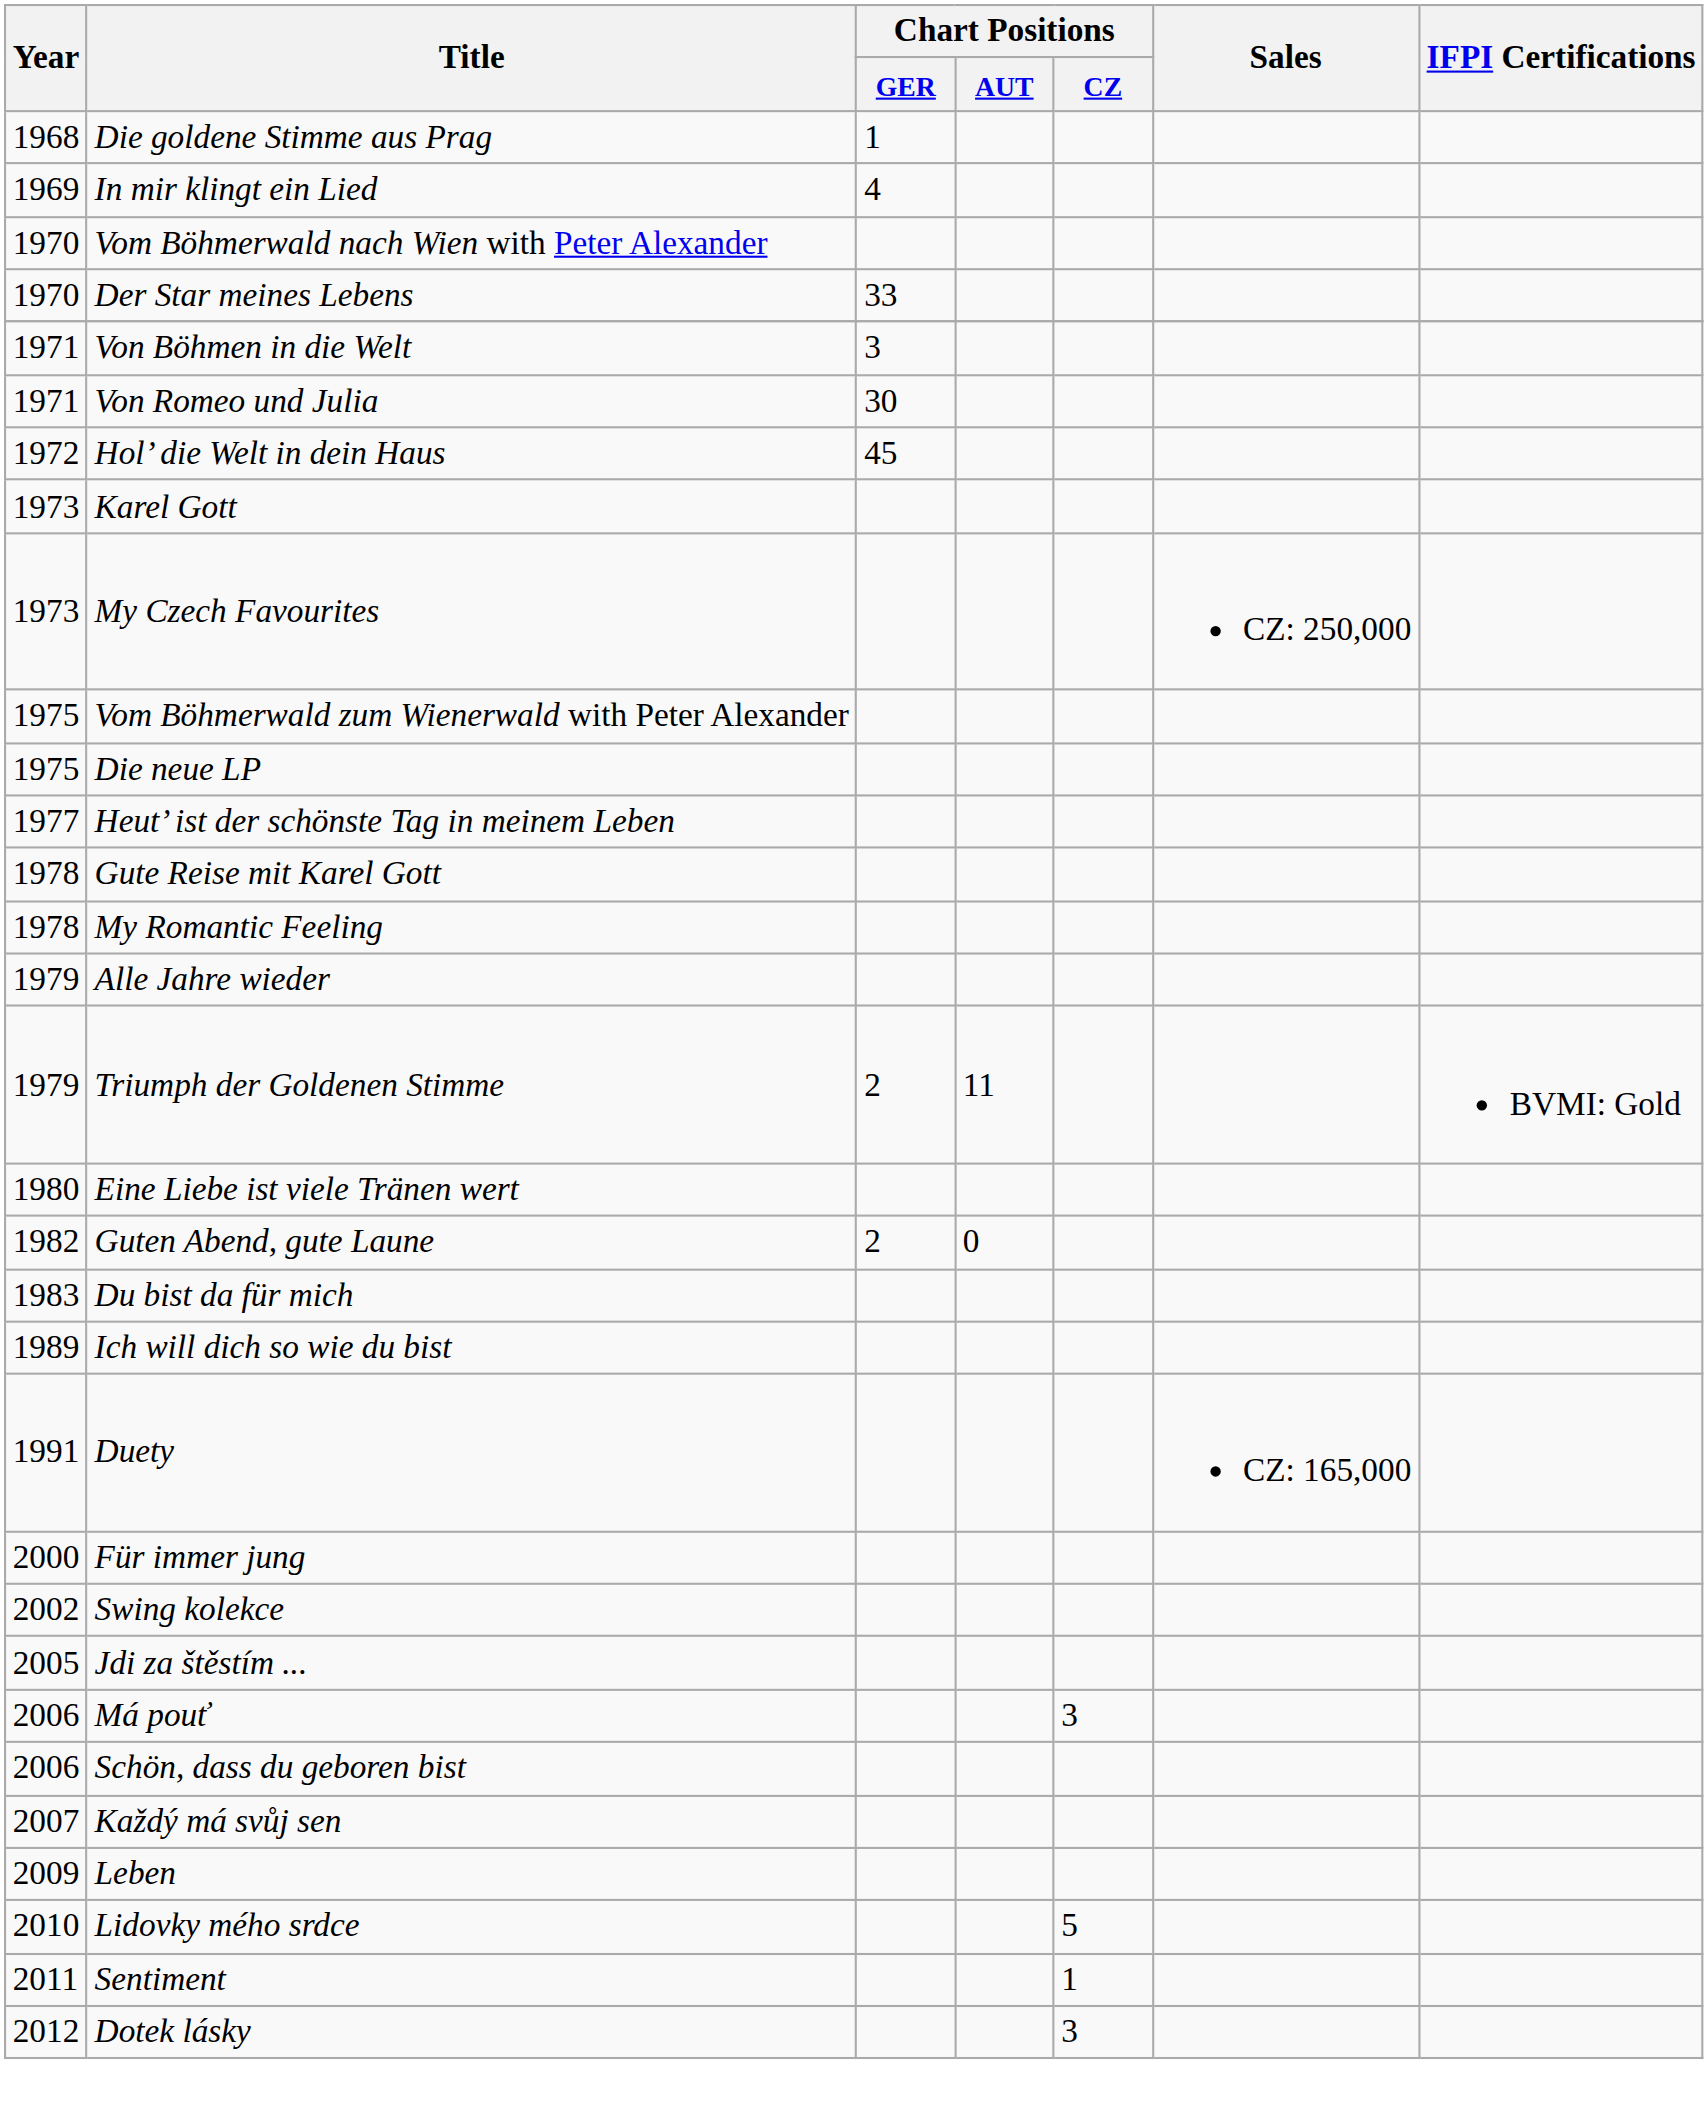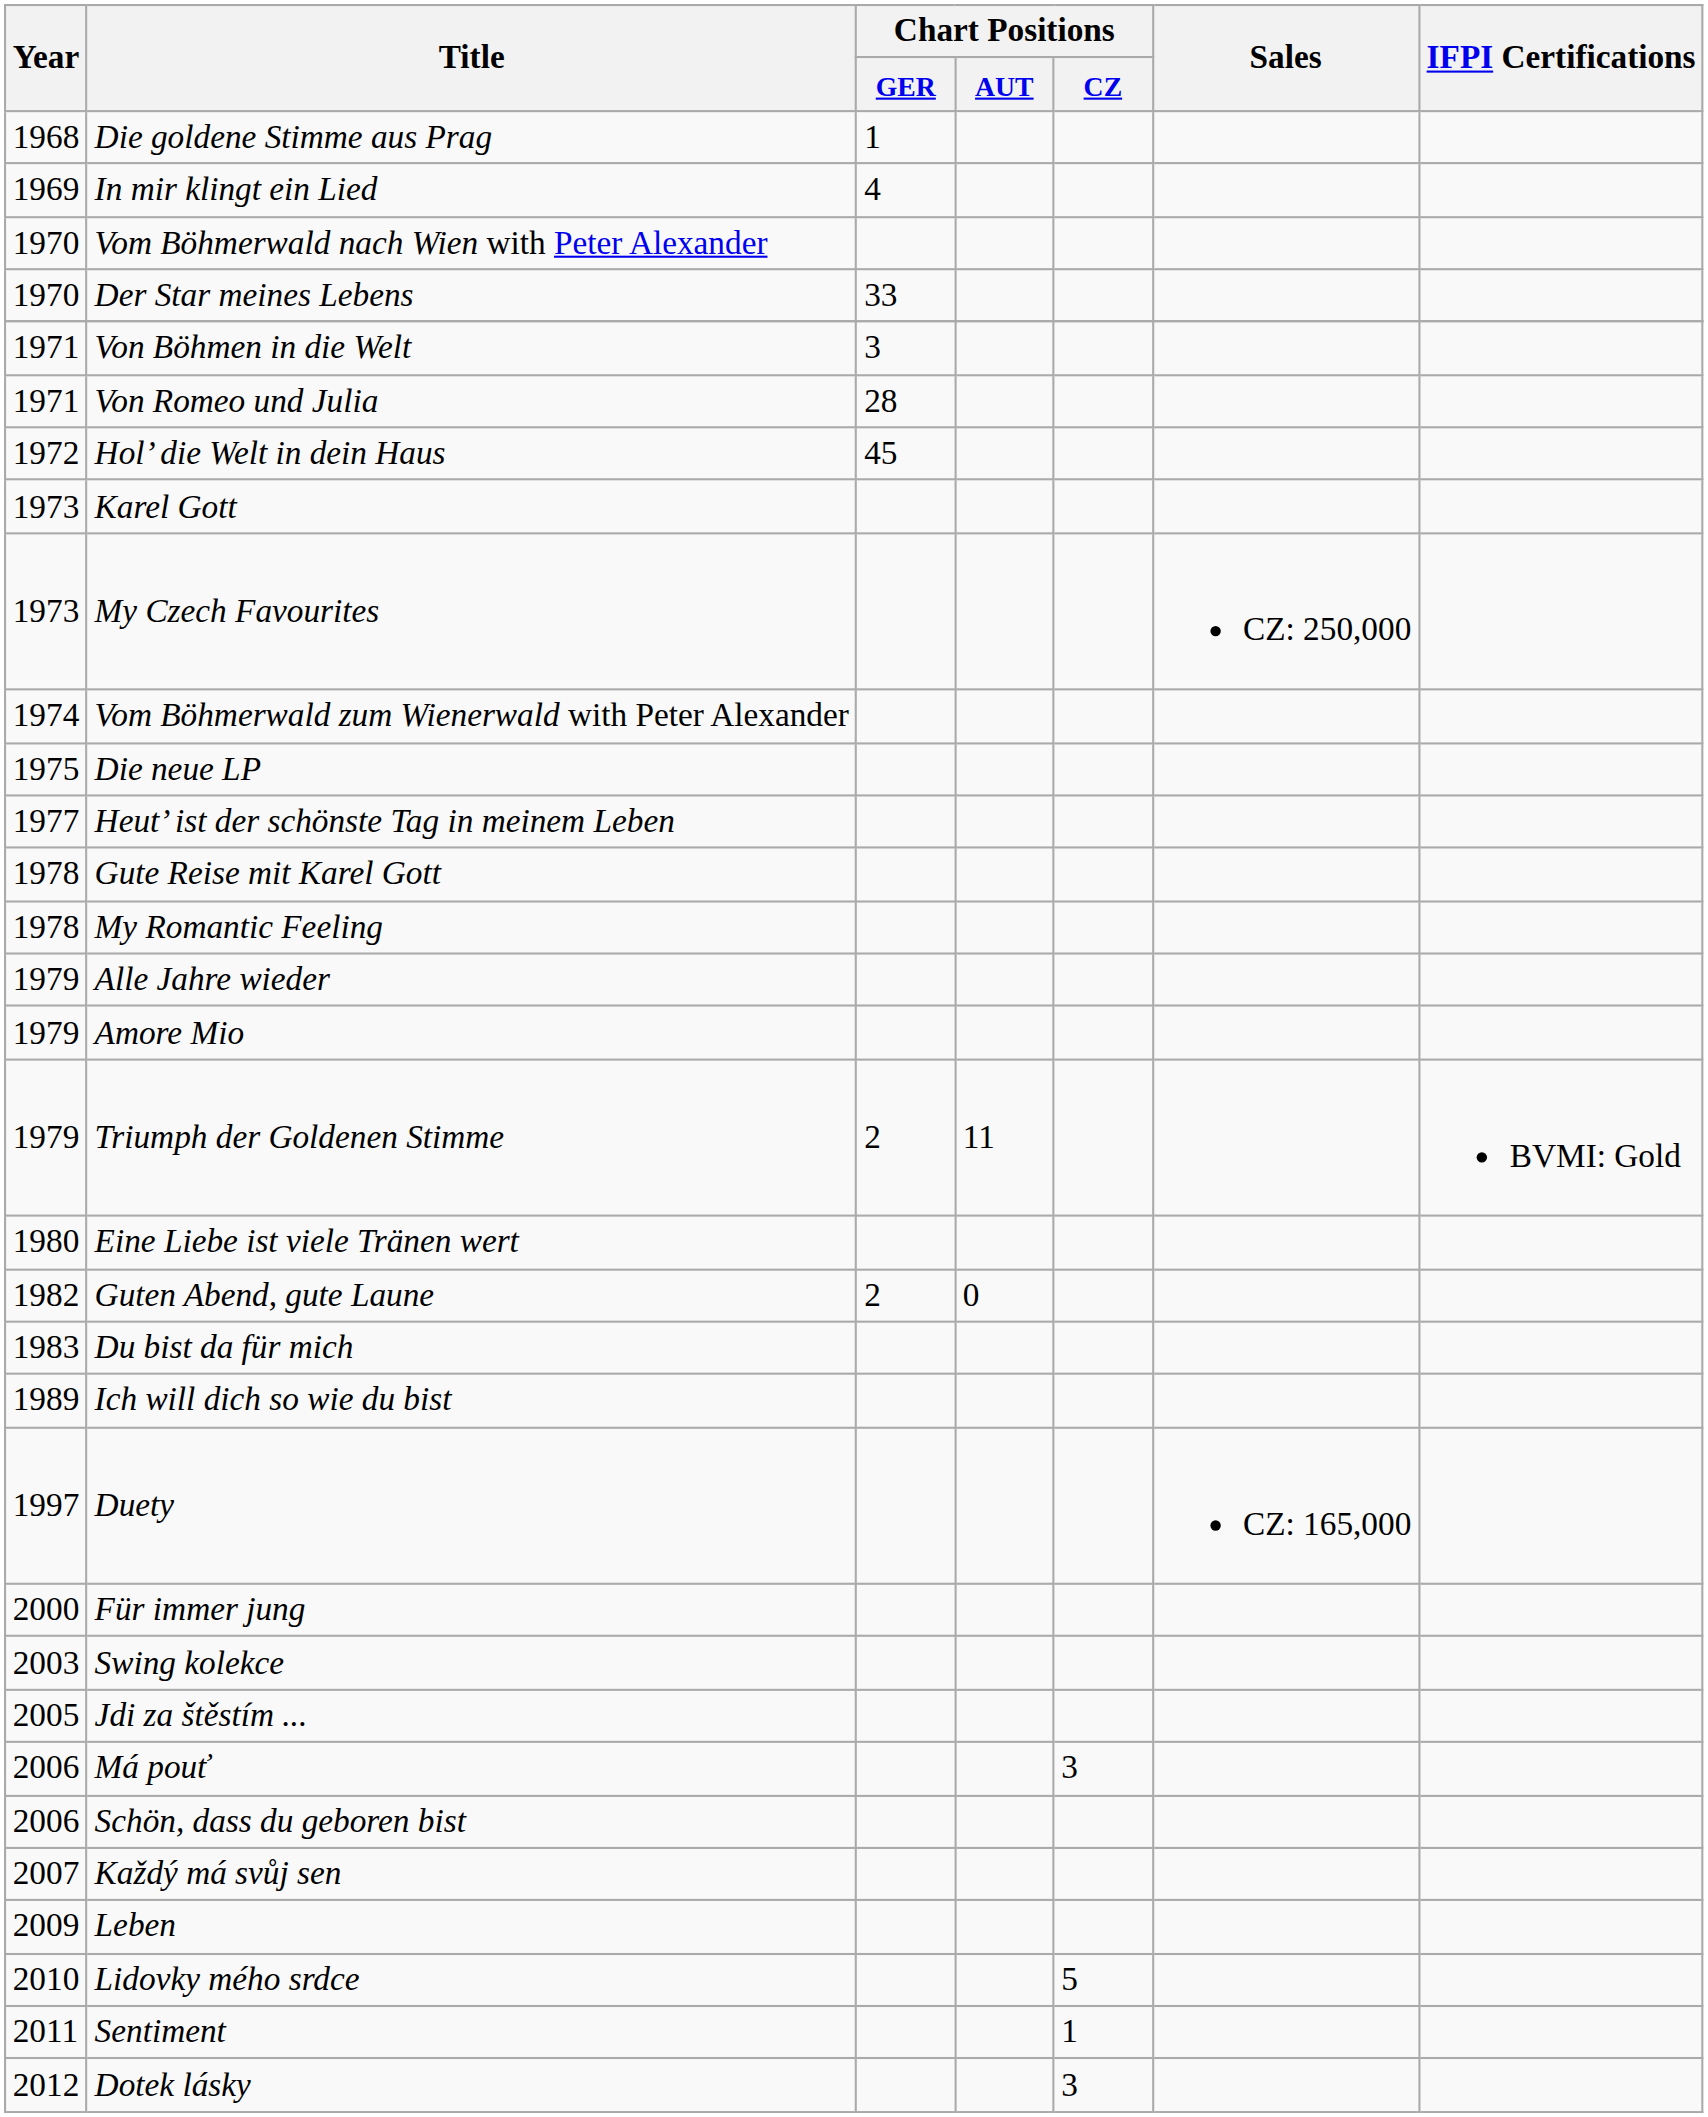(881, 400) 30 -> (881, 400) 28
(46, 715) 1975 -> (46, 715) 1974
+ row: (169, 1032)
(46, 1452) 1991 -> (46, 1504) 1997
(46, 1609) 2002 -> (46, 1662) 2003
